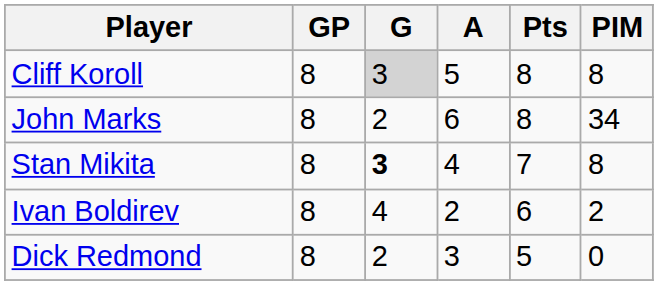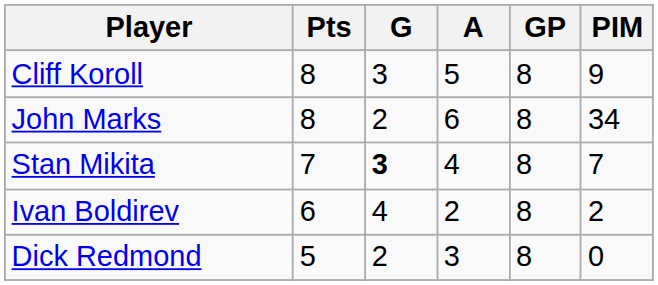columns swapped: (329, 27) <-> (545, 27)
(380, 73) lightgrey background -> (380, 73) no background
(596, 73) 8 -> (596, 73) 9
(596, 165) 8 -> (596, 165) 7
